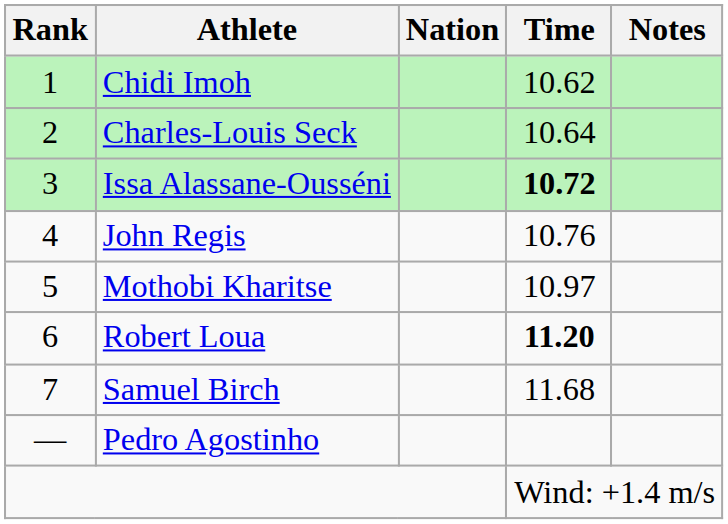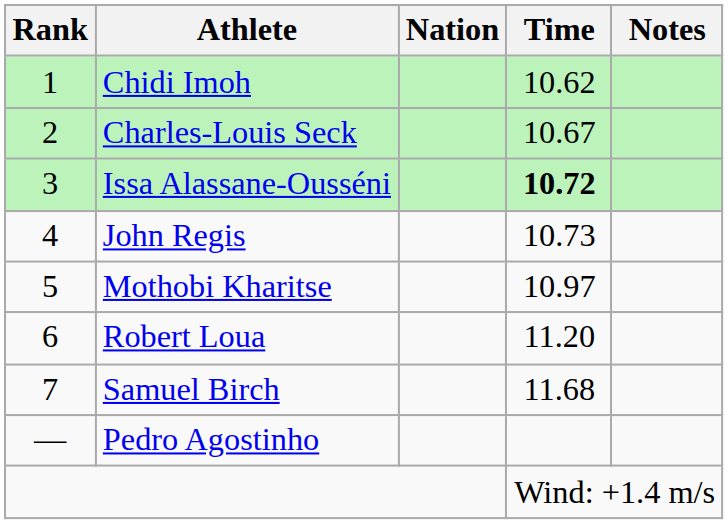(559, 132) 10.64 -> (559, 132) 10.67
(559, 235) 10.76 -> (559, 235) 10.73
(559, 337) bold -> (559, 337) normal
